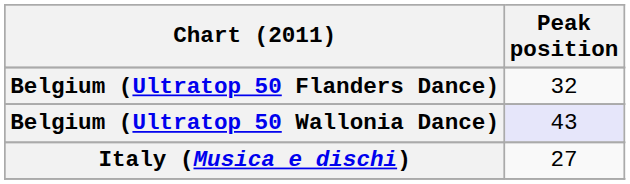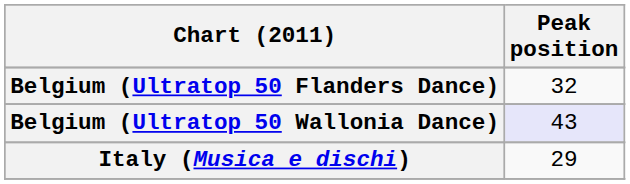(564, 160) 27 -> (564, 160) 29
